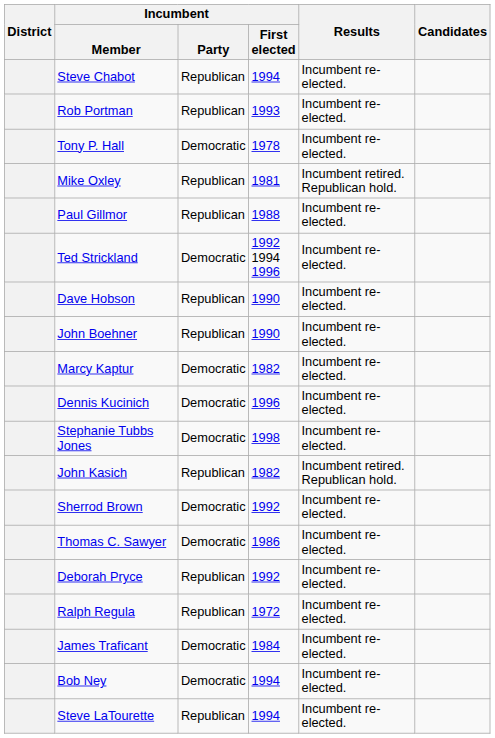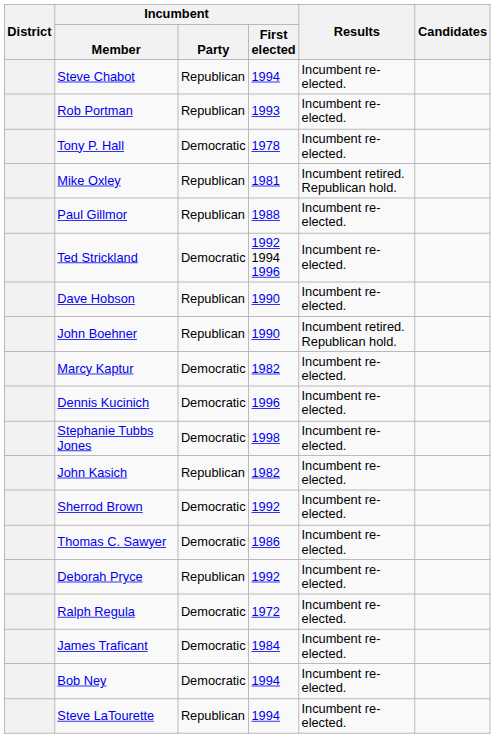(341, 334) Incumbent re-elected. -> (353, 334) Incumbent retired. Republican hold.
(353, 472) Incumbent retired. Republican hold. -> (341, 472) Incumbent re-elected.
(213, 611) Republican -> (213, 611) Democratic
